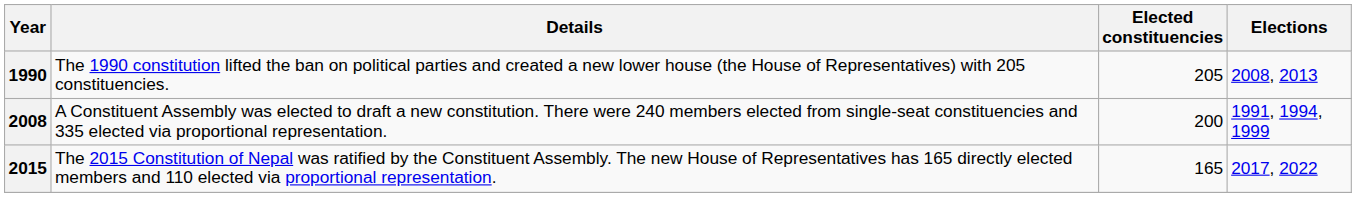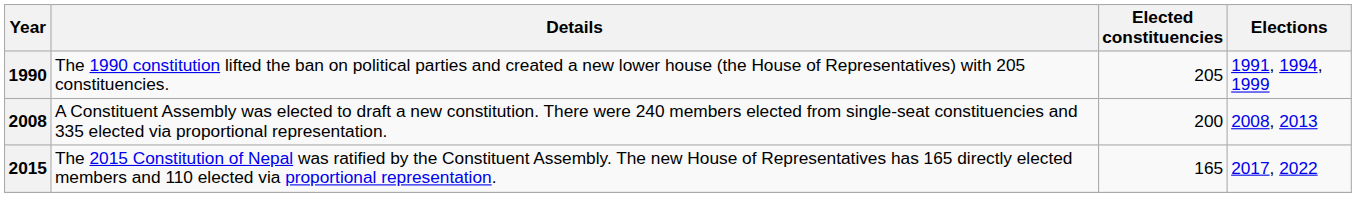(1274, 74) 2008, 2013 -> (1277, 74) 1991, 1994, 1999
(1277, 121) 1991, 1994, 1999 -> (1274, 121) 2008, 2013
